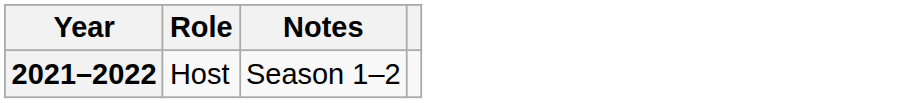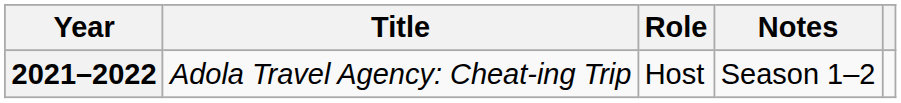+ column: (401, 27)
